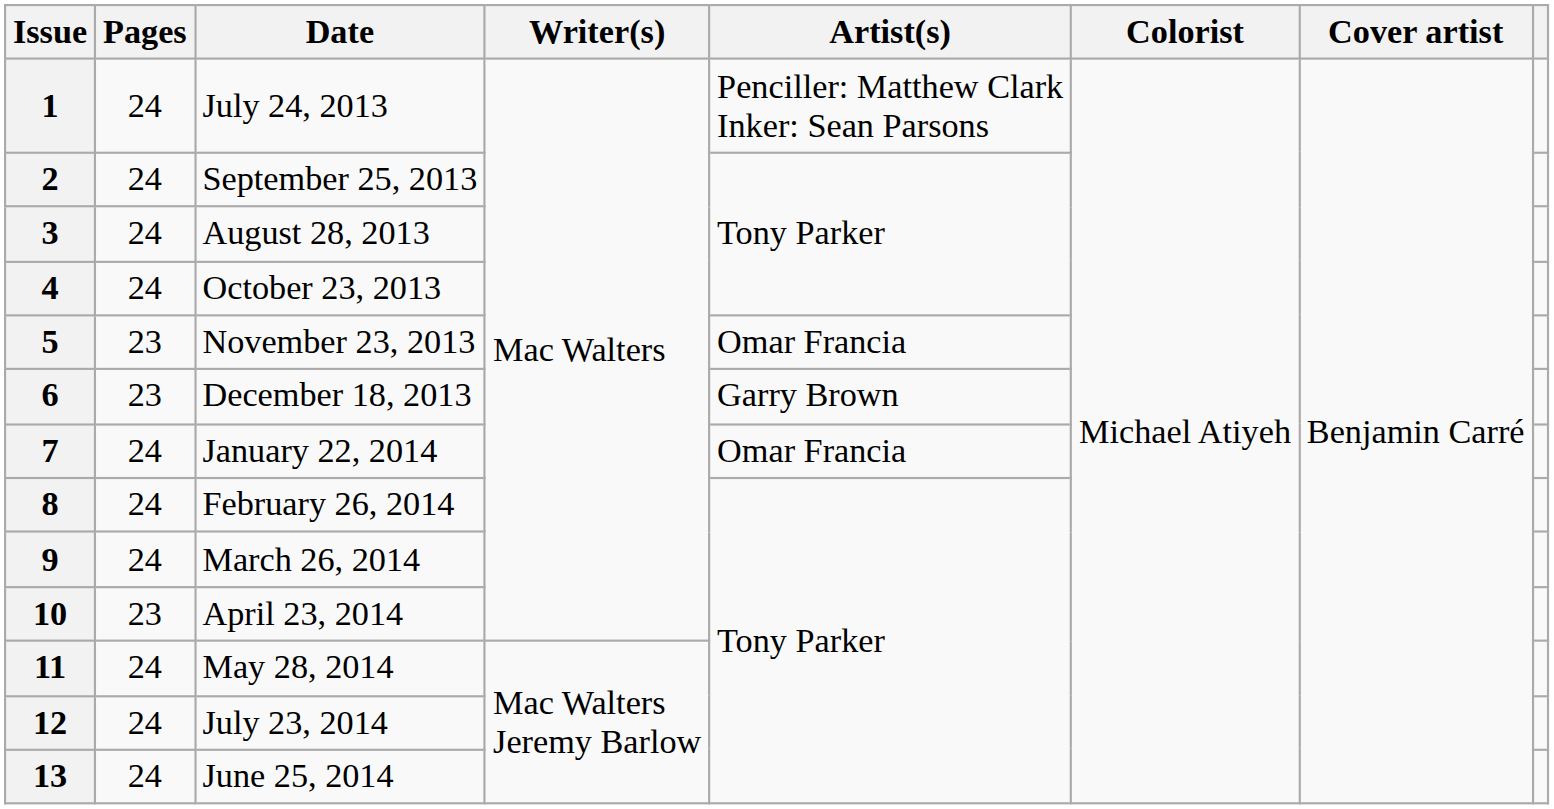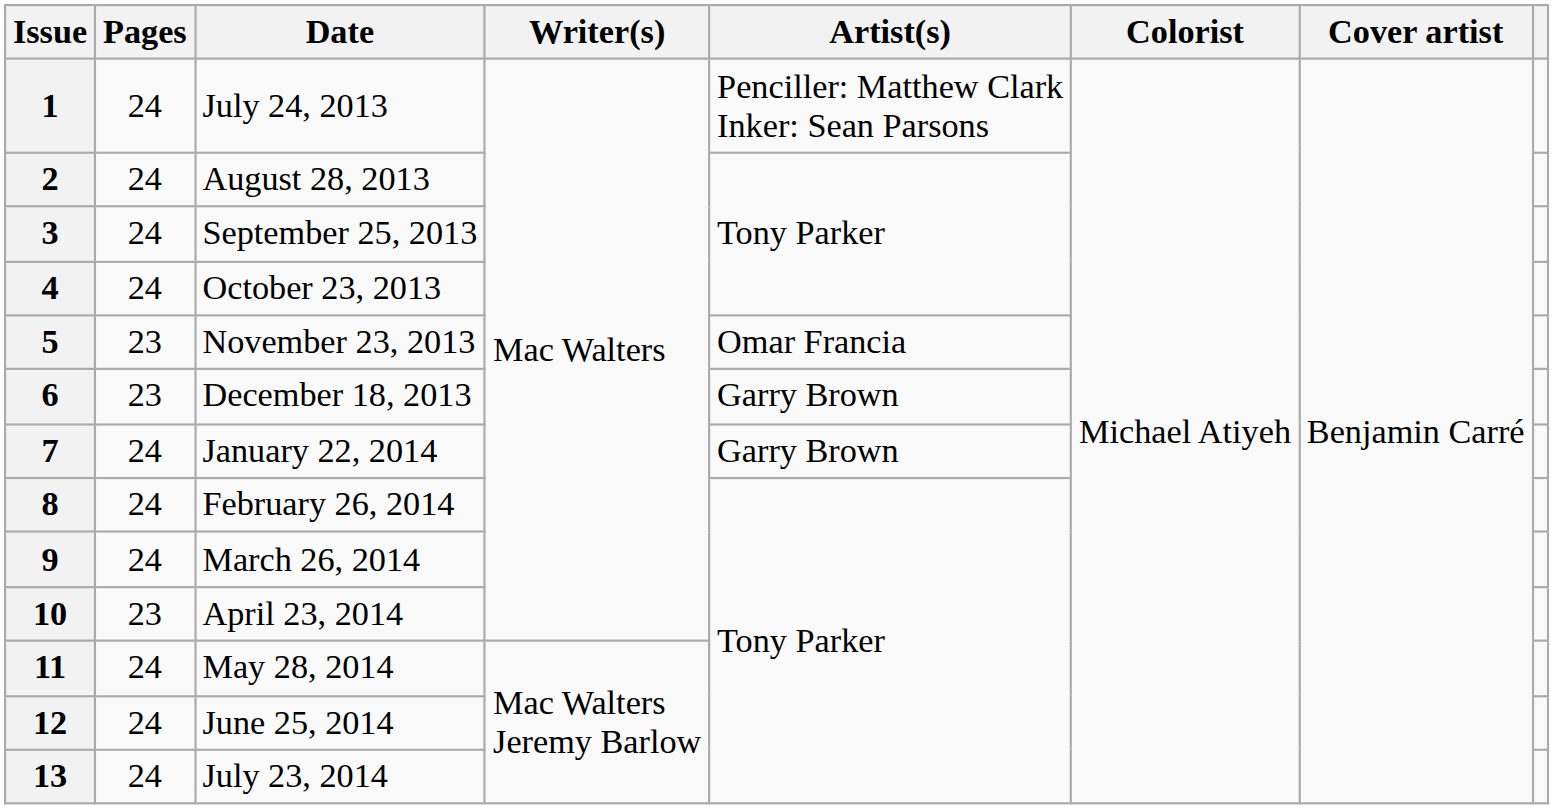(340, 178) September 25, 2013 -> (316, 178) August 28, 2013
(316, 233) August 28, 2013 -> (340, 233) September 25, 2013
(812, 450) Omar Francia -> (808, 450) Garry Brown
(295, 721) July 23, 2014 -> (298, 721) June 25, 2014
(298, 776) June 25, 2014 -> (295, 776) July 23, 2014
